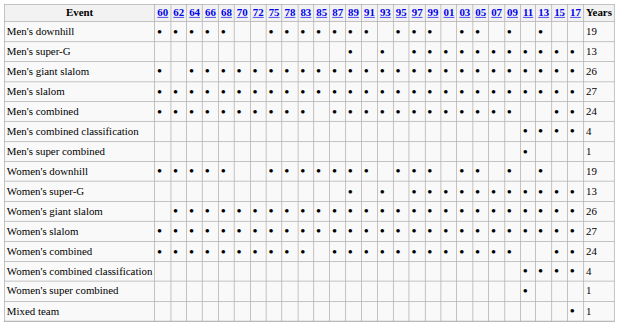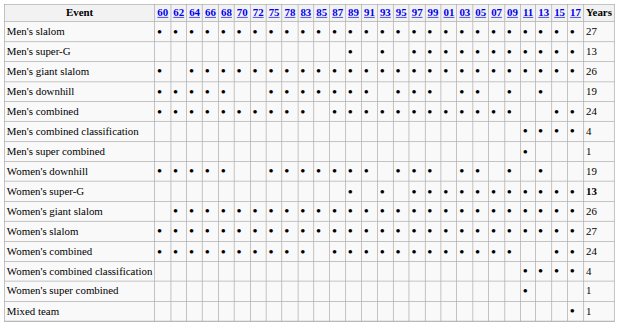rows swapped: (41, 31) <-> (36, 91)
(591, 191) normal -> (591, 191) bold
